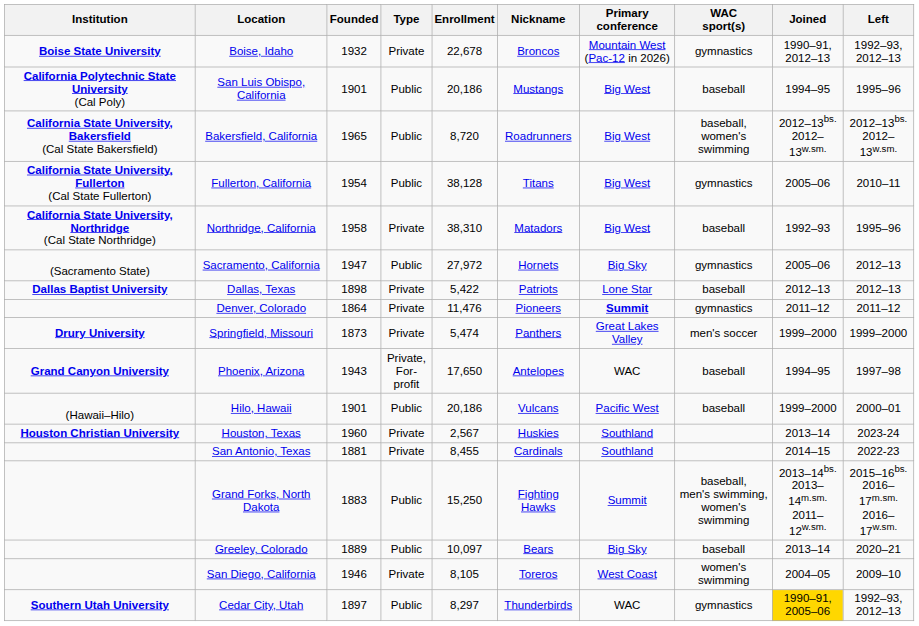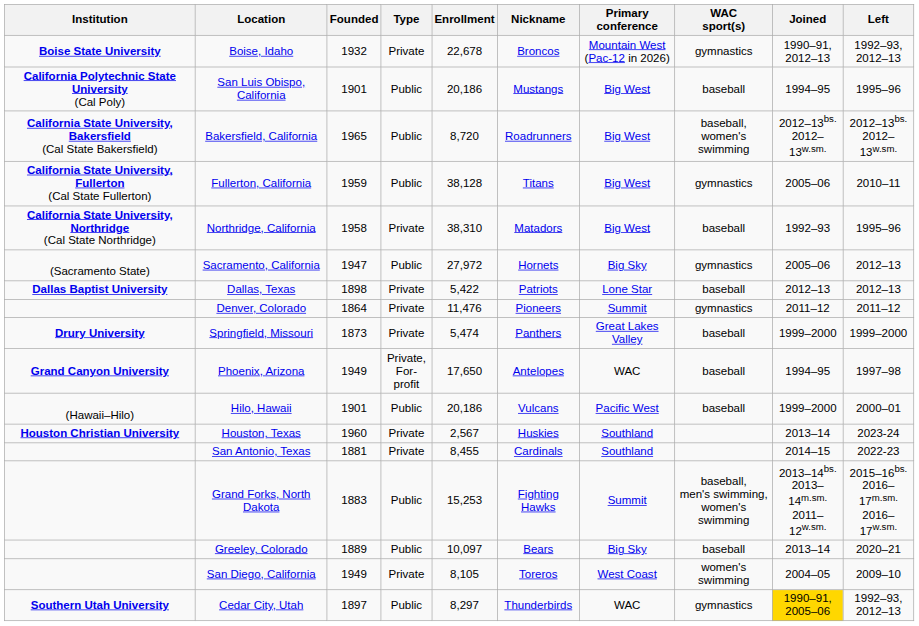(354, 183) 1954 -> (354, 183) 1959
(627, 308) bold -> (627, 308) normal
(724, 333) men's soccer -> (724, 333) baseball
(354, 371) 1943 -> (354, 371) 1949
(464, 500) 15,250 -> (464, 500) 15,253
(354, 574) 1946 -> (354, 574) 1949
